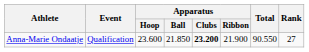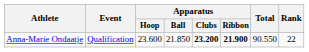(236, 40) normal -> (236, 40) bold
(291, 40) 27 -> (291, 40) 22
